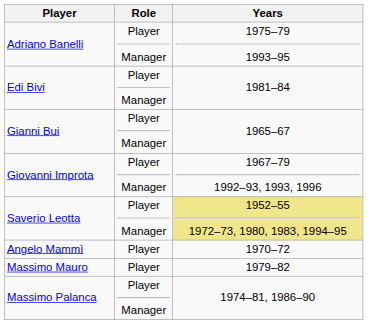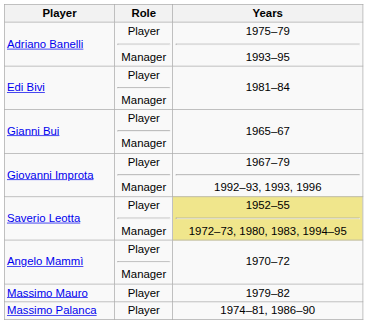(144, 249) Player -> (144, 262) Player Manager
(144, 298) Player Manager -> (144, 310) Player
